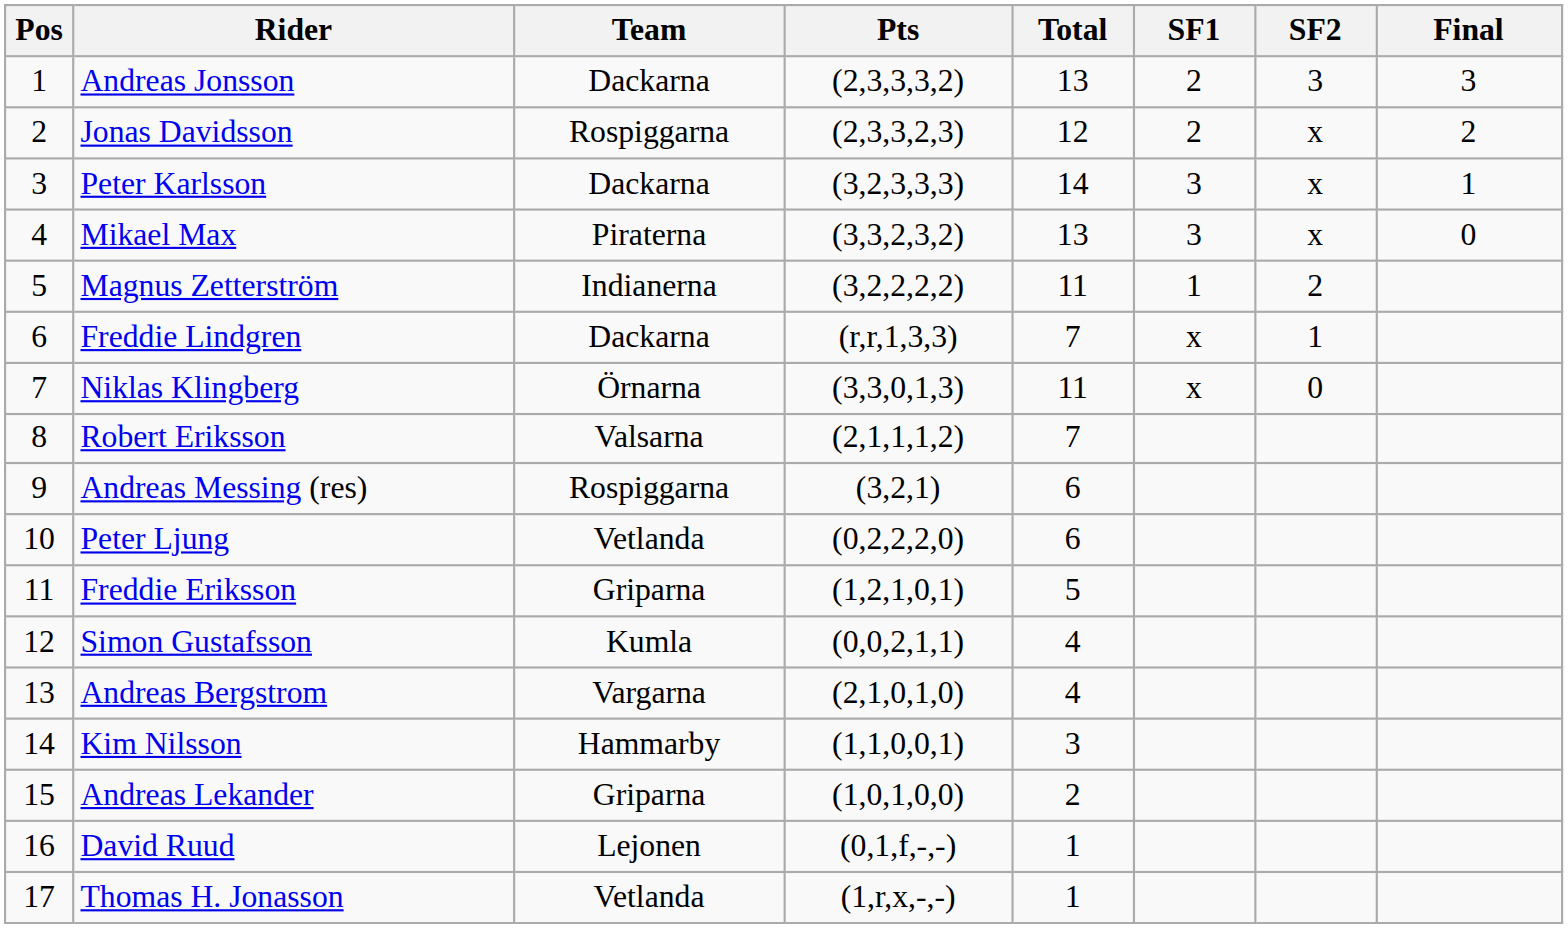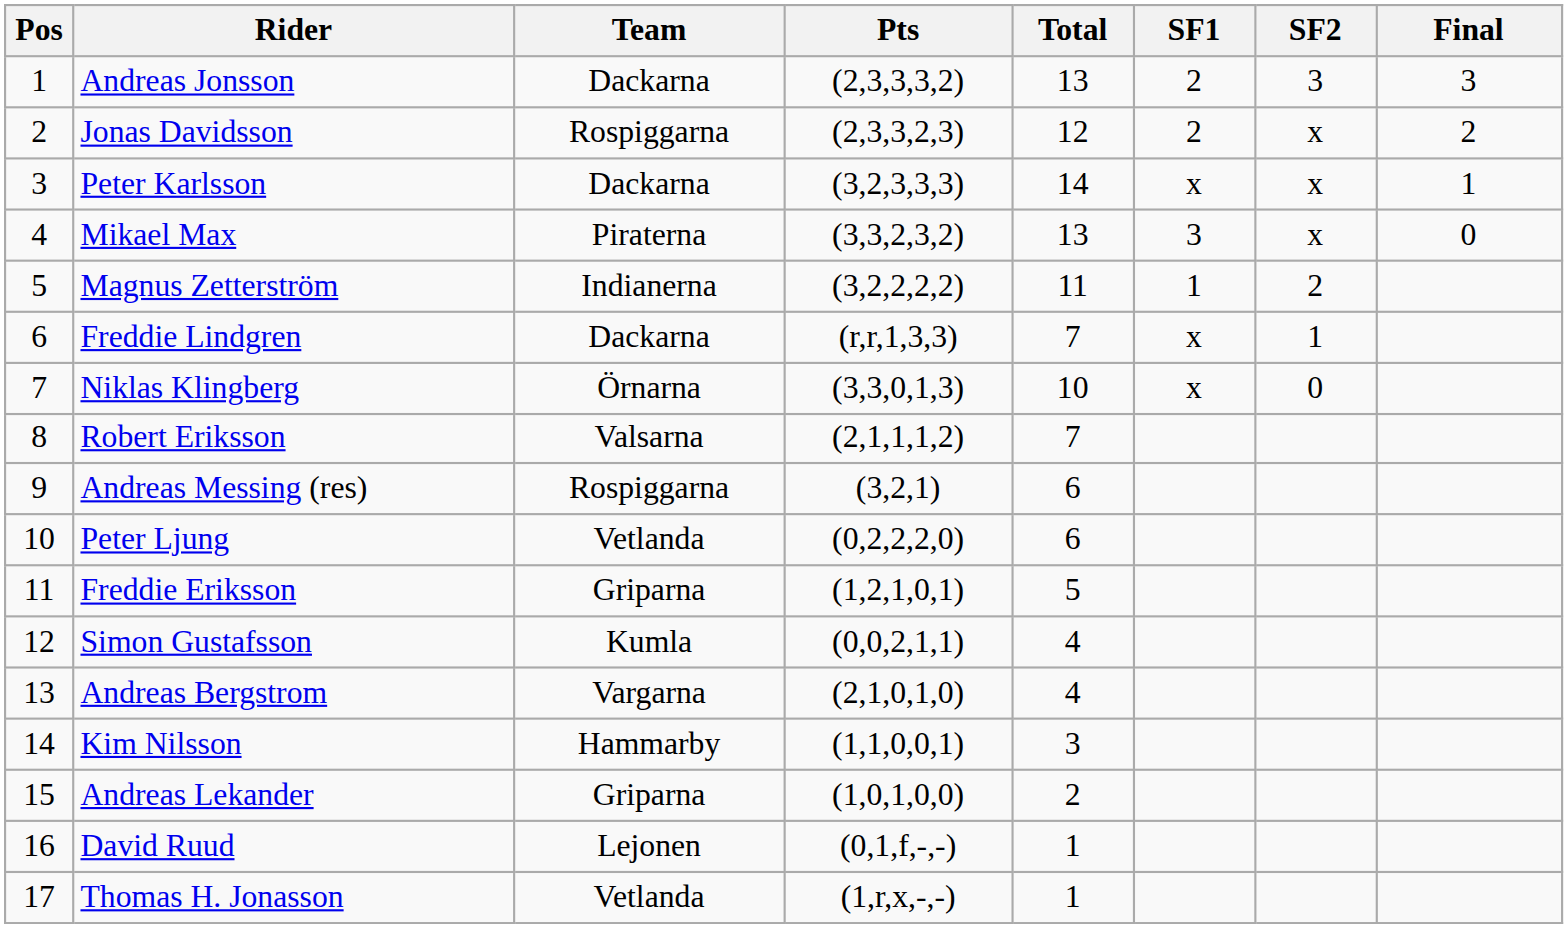(1194, 182) 3 -> (1194, 182) x
(1073, 386) 11 -> (1073, 386) 10
